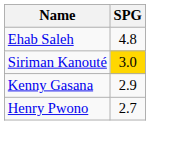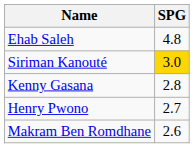(128, 85) 2.9 -> (172, 85) 2.8
+ row: (79, 131)
